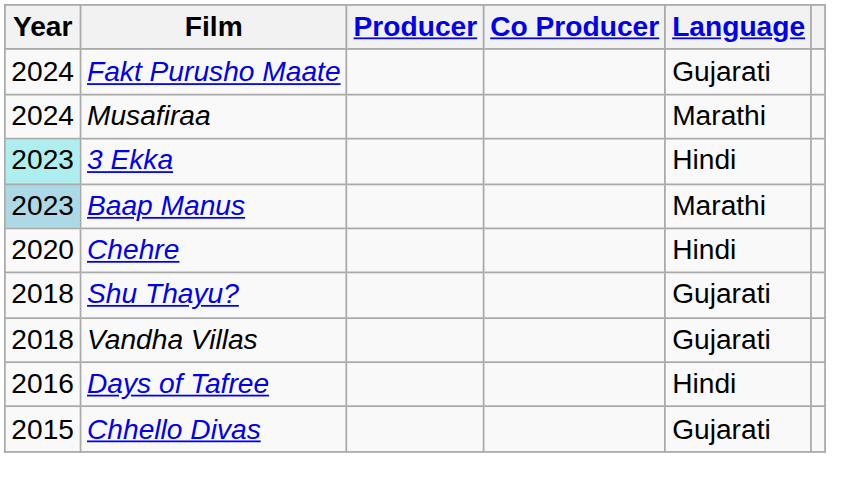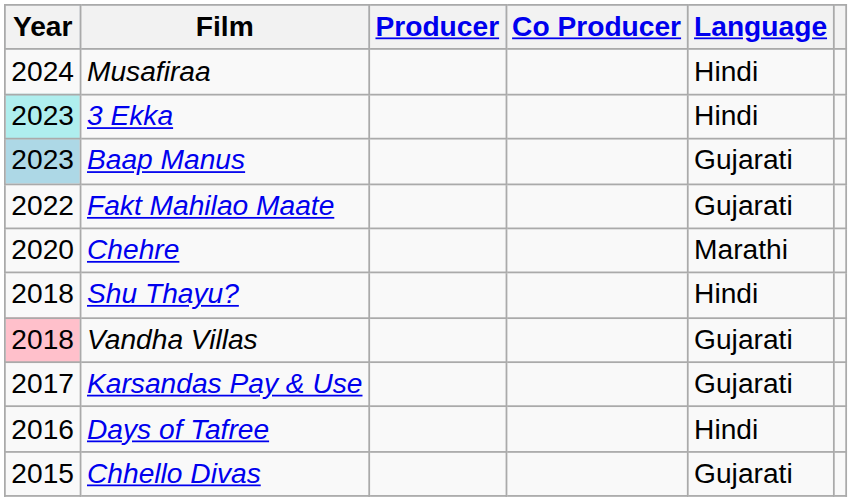- row: (214, 71)
(719, 116) Marathi -> (726, 71) Hindi
(719, 205) Marathi -> (743, 160) Gujarati
+ row: (211, 205)
(704, 250) Hindi -> (741, 250) Marathi
(721, 294) Gujarati -> (726, 294) Hindi
(43, 339) no background -> (43, 339) pink background
+ row: (225, 384)
